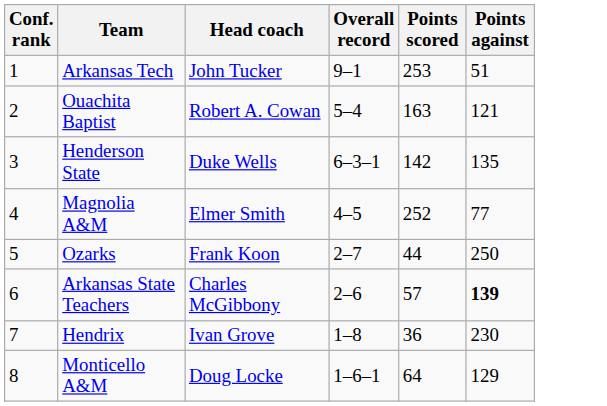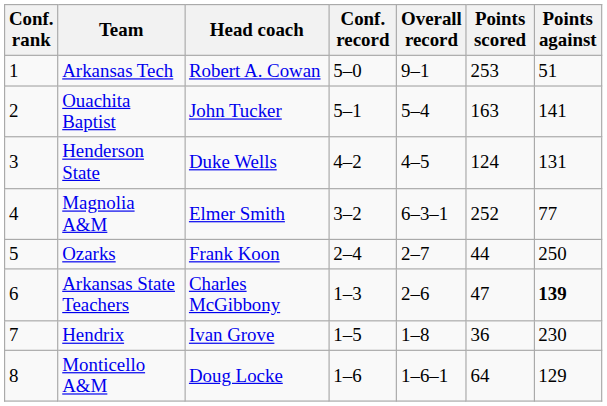+ column: (363, 30)
(235, 70) John Tucker -> (255, 70) Robert A. Cowan
(255, 111) Robert A. Cowan -> (235, 111) John Tucker
(485, 111) 121 -> (552, 111) 141
(357, 162) 6–3–1 -> (415, 162) 4–5
(417, 162) 142 -> (485, 162) 124
(485, 162) 135 -> (552, 162) 131
(347, 213) 4–5 -> (425, 213) 6–3–1
(412, 294) 57 -> (480, 294) 47
